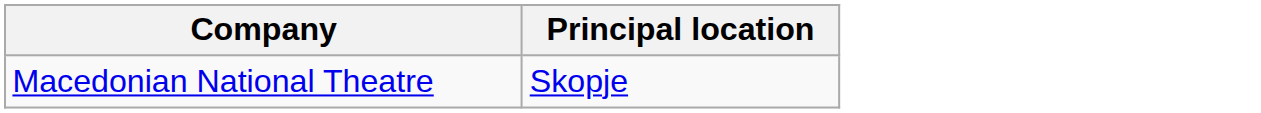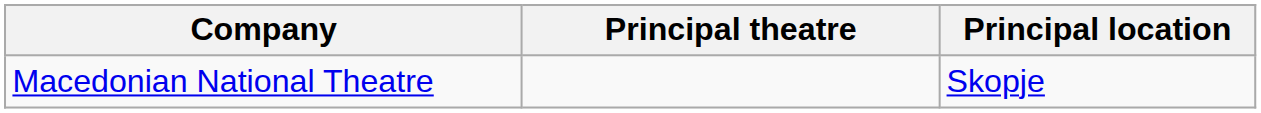+ column: (731, 30)
